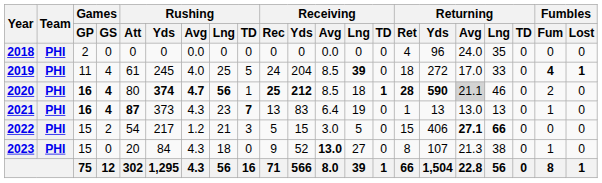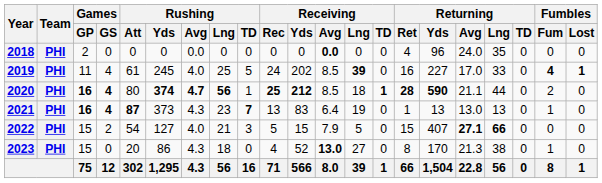(330, 52) normal -> (330, 52) bold
(302, 71) 204 -> (302, 71) 202
(407, 71) 18 -> (407, 71) 16
(438, 71) 272 -> (438, 71) 227
(470, 91) lightgrey background -> (470, 91) no background
(499, 91) 46 -> (499, 91) 44
(164, 129) 217 -> (164, 129) 127
(196, 129) 1.2 -> (196, 129) 4.0
(330, 129) 3.0 -> (330, 129) 7.9
(438, 129) 406 -> (438, 129) 407
(164, 149) 84 -> (164, 149) 86
(274, 149) 9 -> (274, 149) 4
(438, 149) 107 -> (438, 149) 170
